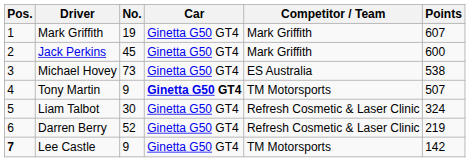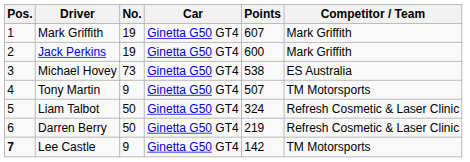columns swapped: (333, 14) <-> (444, 14)
(129, 52) 45 -> (129, 52) 19
(194, 90) bold -> (193, 90) normal
(129, 109) 30 -> (129, 109) 50
(129, 128) 52 -> (129, 128) 50
